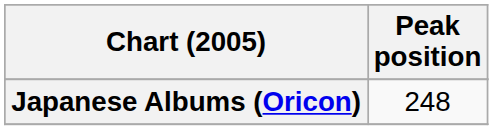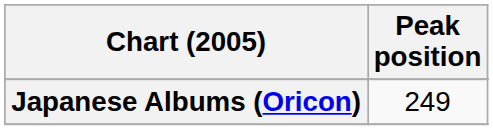(427, 101) 248 -> (427, 101) 249
